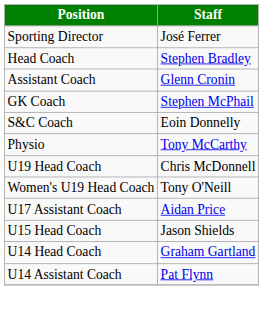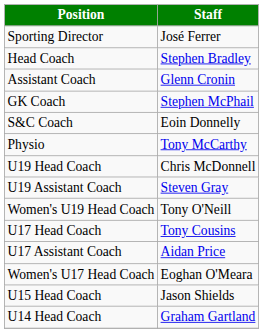+ row: (65, 187)
+ row: (54, 230)
+ row: (81, 274)
- row: (65, 274)
